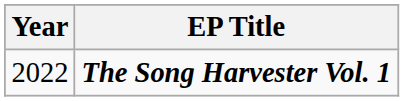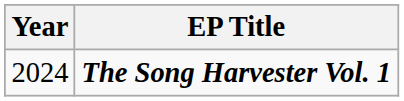(40, 72) 2022 -> (40, 72) 2024
